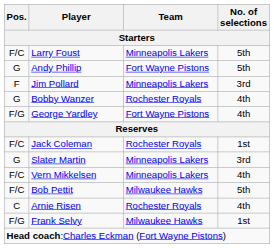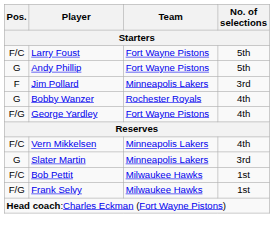(167, 53) Minneapolis Lakers -> (167, 53) Fort Wayne Pistons
- row: (62, 144)
rows swapped: (58, 159) <-> (64, 175)
(244, 190) 5th -> (244, 175) 1st
- row: (56, 205)
